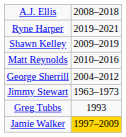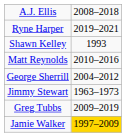(96, 44) 2009–2019 -> (96, 44) 1993
(96, 108) 1993 -> (96, 108) 2009–2019
